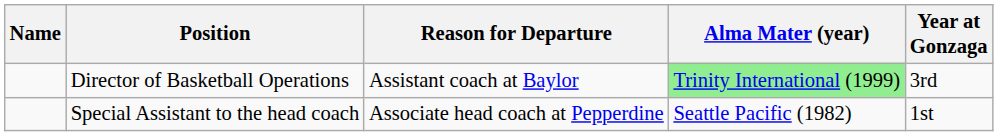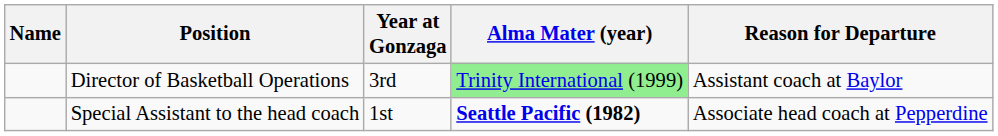columns swapped: (949, 34) <-> (516, 34)
(763, 114) normal -> (548, 114) bold
